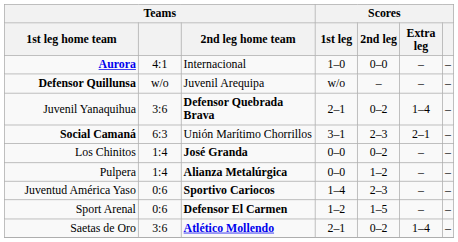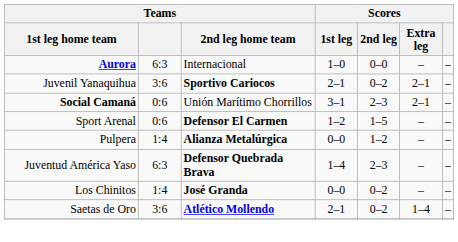(160, 64) 4:1 -> (160, 64) 6:3
- row: (87, 83)
(233, 108) Defensor Quebrada Brava -> (229, 83) Sportivo Cariocos
(421, 108) 1–4 -> (421, 83) 2–1
(160, 134) 6:3 -> (160, 102) 0:6
rows swapped: (105, 153) <-> (106, 209)
(160, 190) 0:6 -> (160, 165) 6:3
(229, 190) Sportivo Cariocos -> (233, 165) Defensor Quebrada Brava
